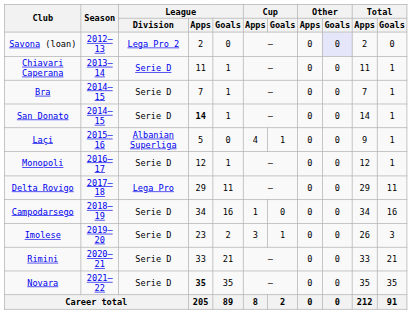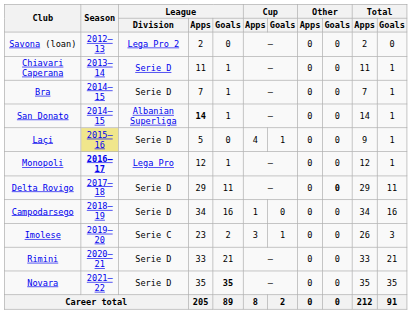(337, 44) lavender background -> (337, 44) no background
(153, 116) Serie D -> (153, 116) Albanian Superliga
(100, 140) no background -> (100, 140) khaki background
(153, 140) Albanian Superliga -> (153, 140) Serie D
(100, 164) normal -> (100, 164) bold
(153, 164) Serie D -> (153, 164) Lega Pro
(153, 188) Lega Pro -> (153, 188) Serie D
(337, 188) normal -> (337, 188) bold
(153, 235) Serie D -> (153, 235) Serie C
(201, 283) bold -> (201, 283) normal
(228, 283) normal -> (228, 283) bold
